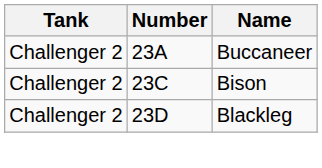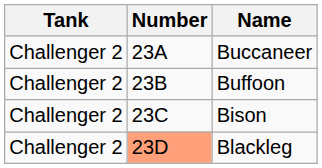+ row: (251, 83)
(150, 115) no background -> (150, 147) lightsalmon background
